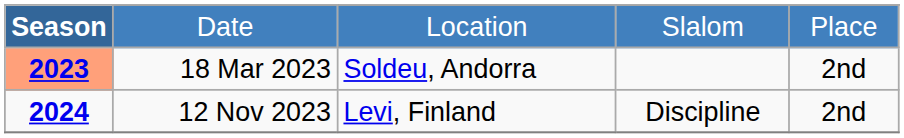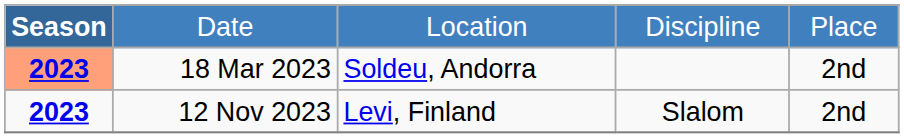(703, 26) Slalom -> (703, 26) Discipline
(59, 112) 2024 -> (59, 112) 2023
(703, 112) Discipline -> (703, 112) Slalom
